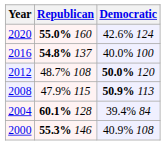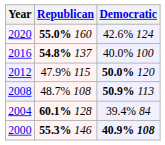(65, 72) 48.7% 108 -> (65, 72) 47.9% 115
(65, 91) 47.9% 115 -> (65, 91) 48.7% 108
(128, 130) normal -> (128, 130) bold
